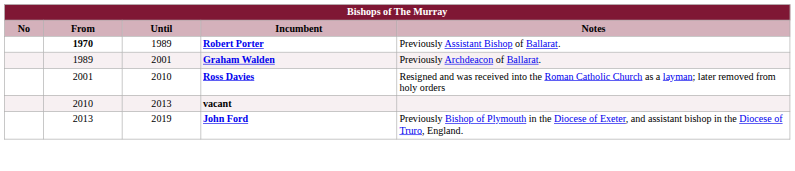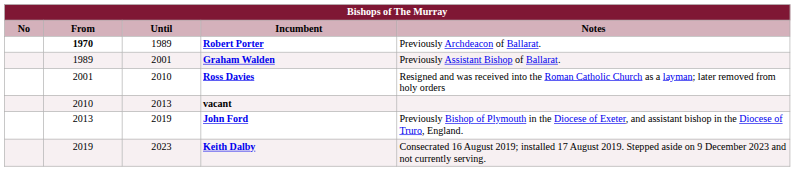(480, 44) Previously Assistant Bishop of Ballarat. -> (470, 44) Previously Archdeacon of Ballarat.
(470, 60) Previously Archdeacon of Ballarat. -> (480, 60) Previously Assistant Bishop of Ballarat.
+ row: (229, 147)
